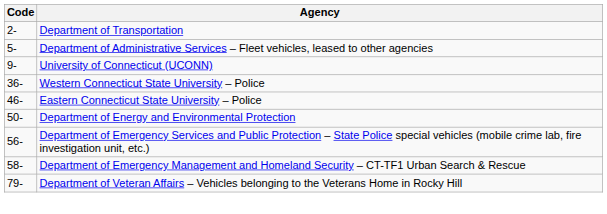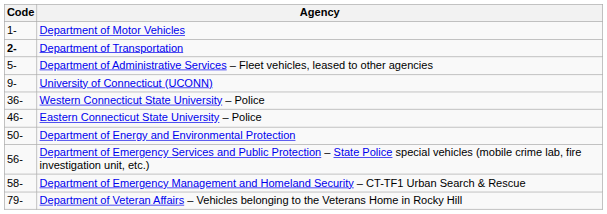+ row: (112, 30)
(12, 30) normal -> (12, 48) bold
